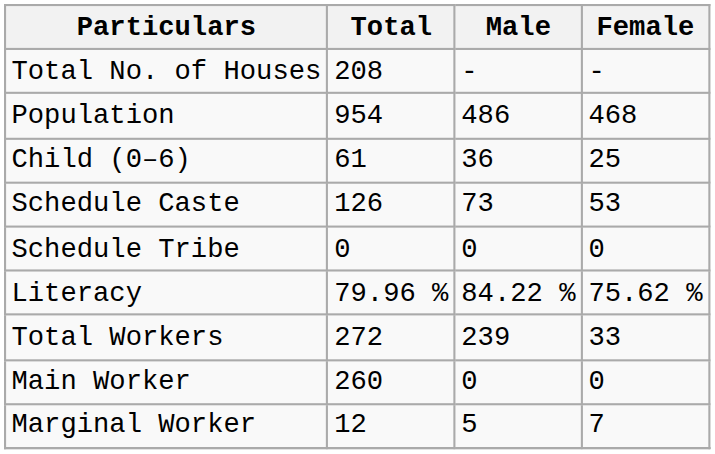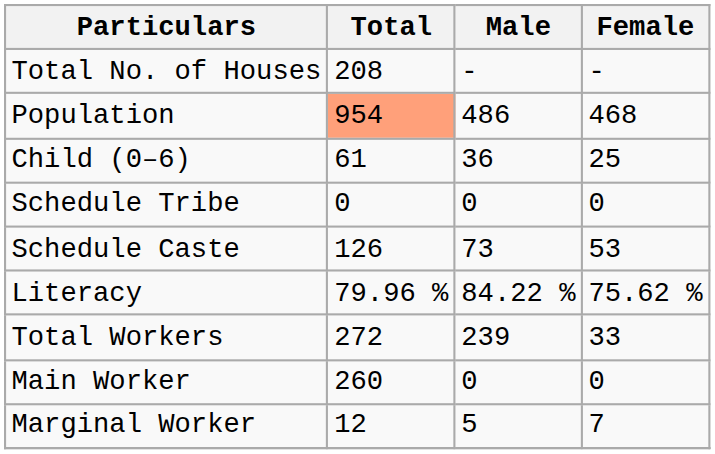(359, 116) no background -> (359, 116) lightsalmon background
rows swapped: (126, 204) <-> (126, 249)
